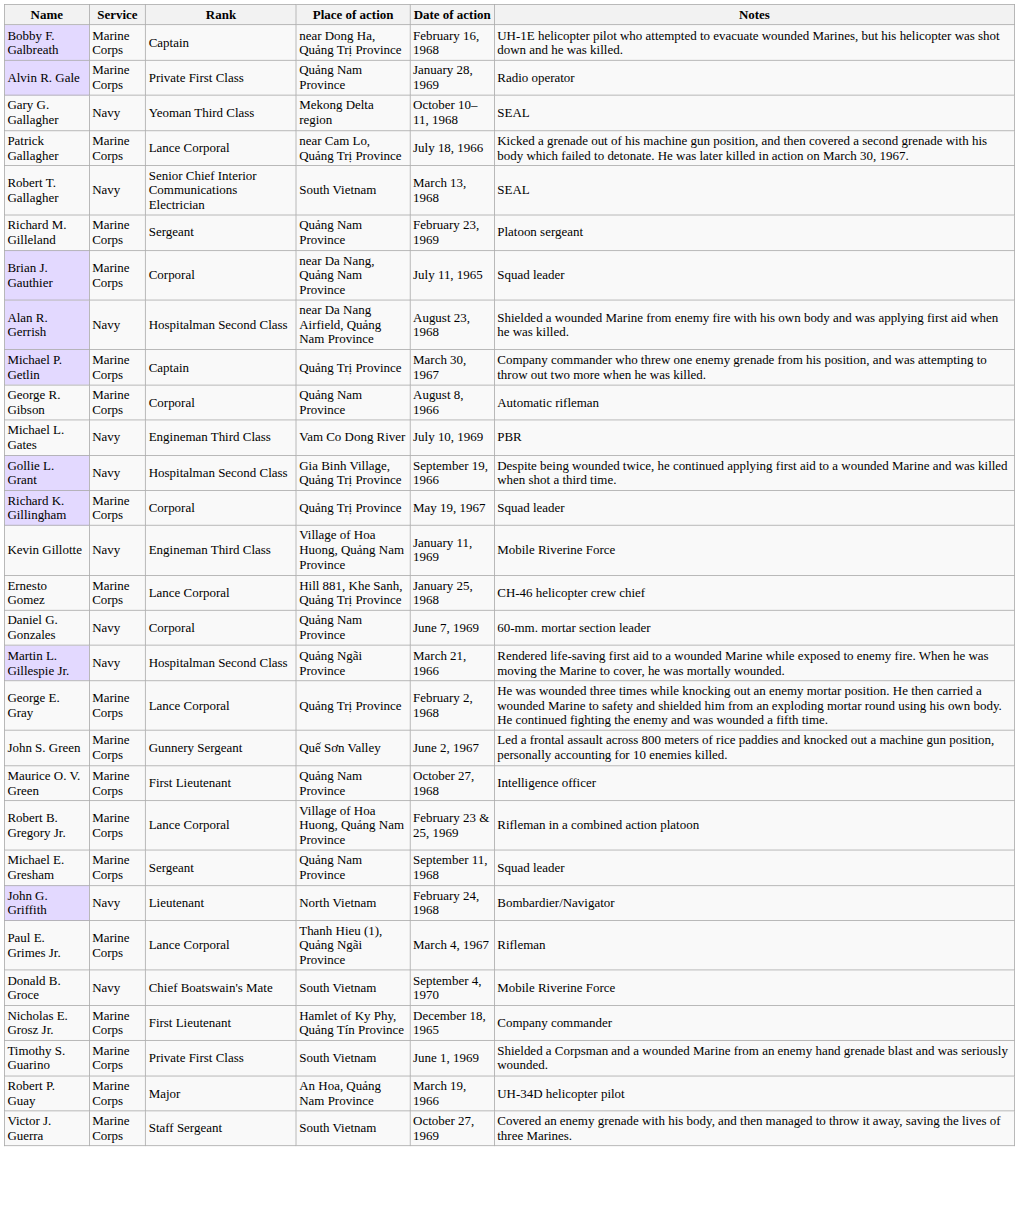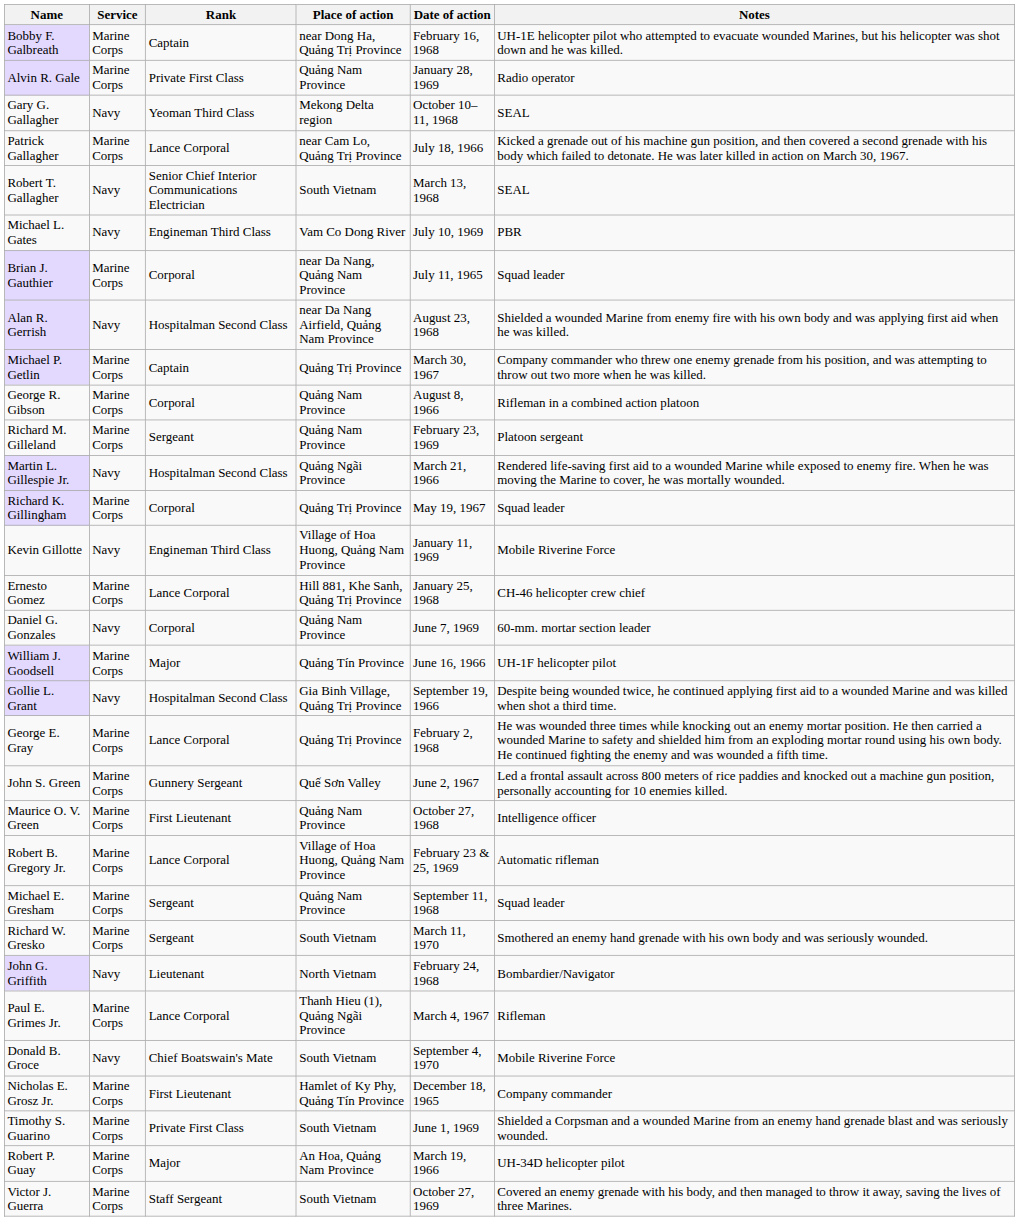rows swapped: (36, 437) <-> (37, 232)
(548, 402) Automatic rifleman -> (598, 402) Rifleman in a combined action platoon
rows swapped: (38, 663) <-> (31, 472)
+ row: (34, 663)
(598, 825) Rifleman in a combined action platoon -> (548, 860) Automatic rifleman
+ row: (37, 938)
